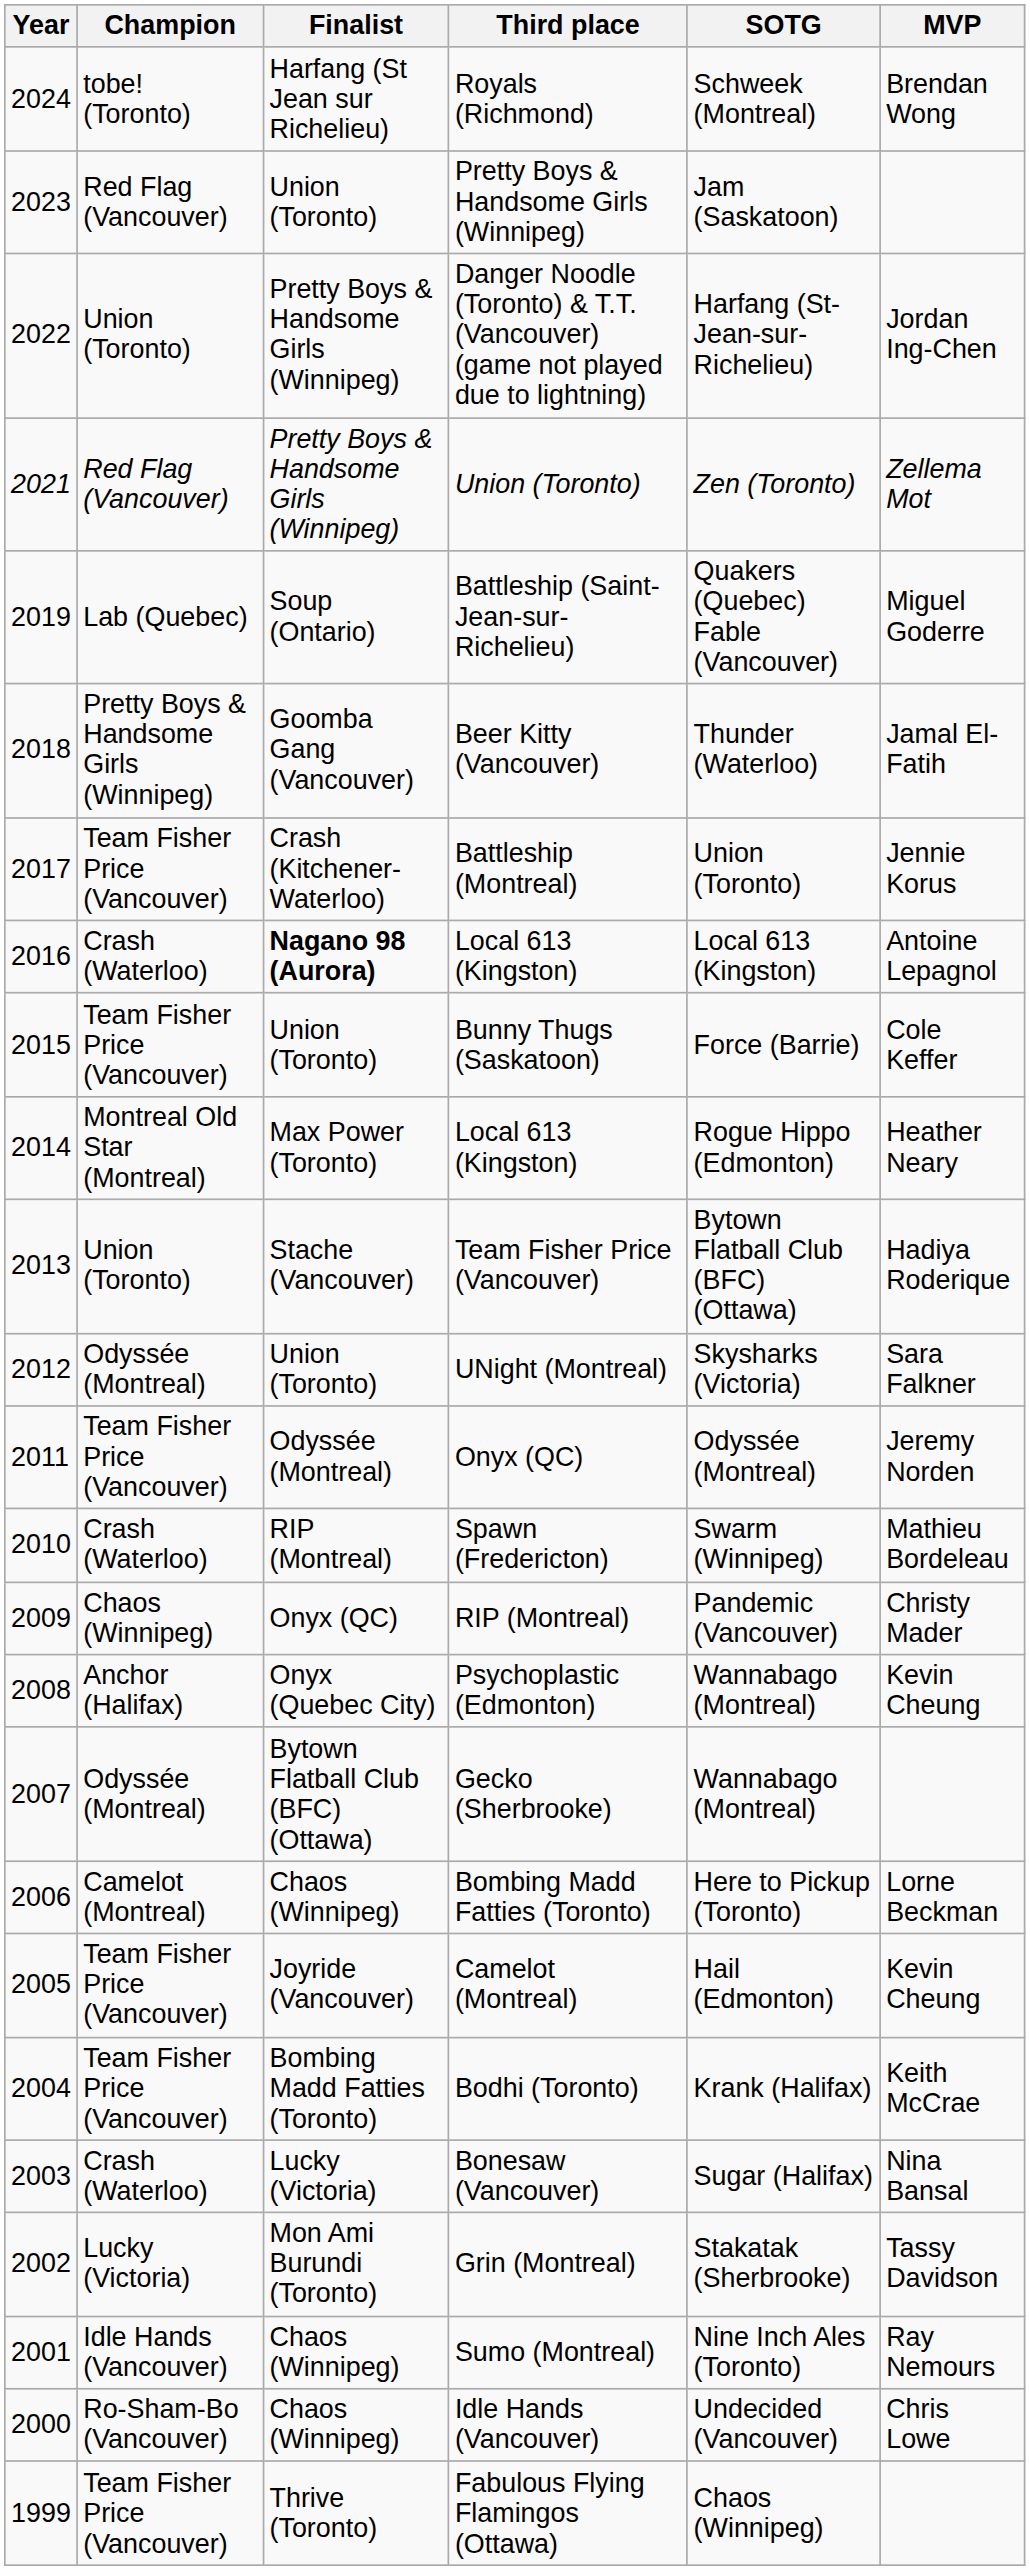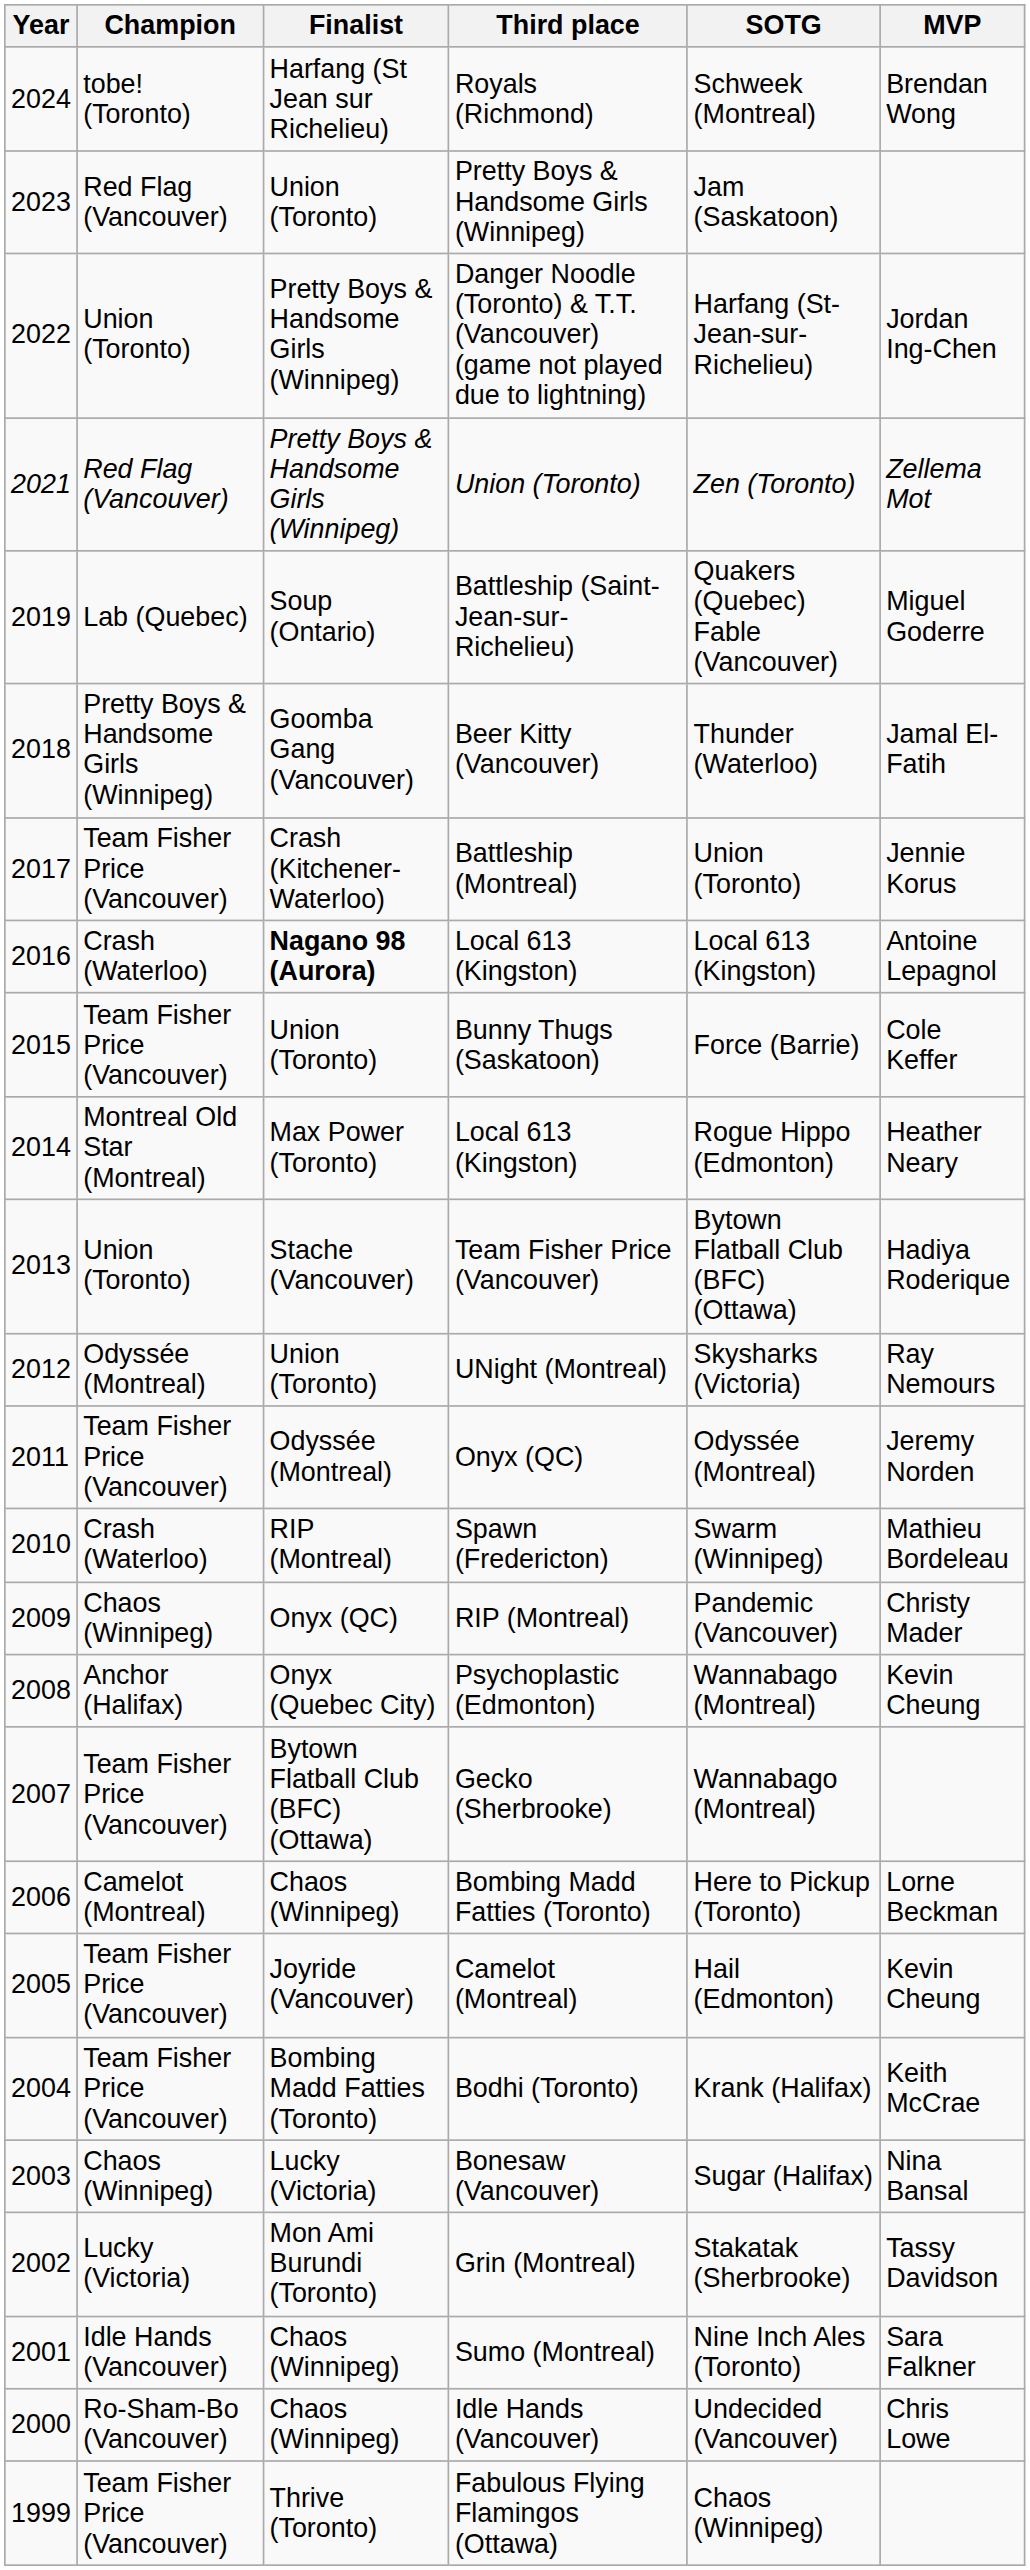(931, 1368) Sara Falkner -> (941, 1368) Ray Nemours
(144, 1793) Odyssée (Montreal) -> (157, 1793) Team Fisher Price (Vancouver)
(145, 2176) Crash (Waterloo) -> (148, 2176) Chaos (Winnipeg)
(941, 2351) Ray Nemours -> (931, 2351) Sara Falkner
